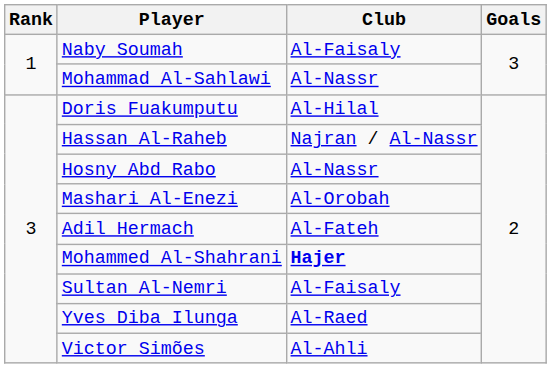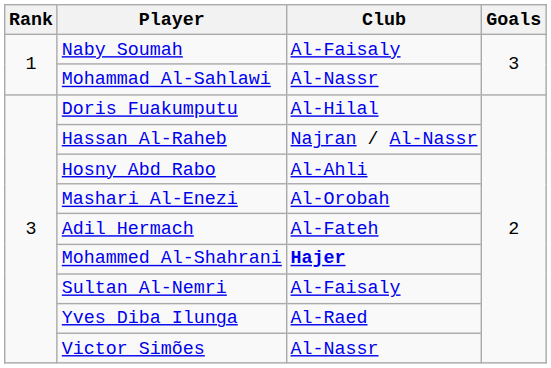(335, 169) Al-Nassr -> (329, 169) Al-Ahli
(329, 348) Al-Ahli -> (335, 348) Al-Nassr
